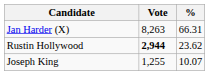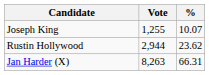rows swapped: (38, 29) <-> (33, 62)
(153, 45) bold -> (153, 45) normal
